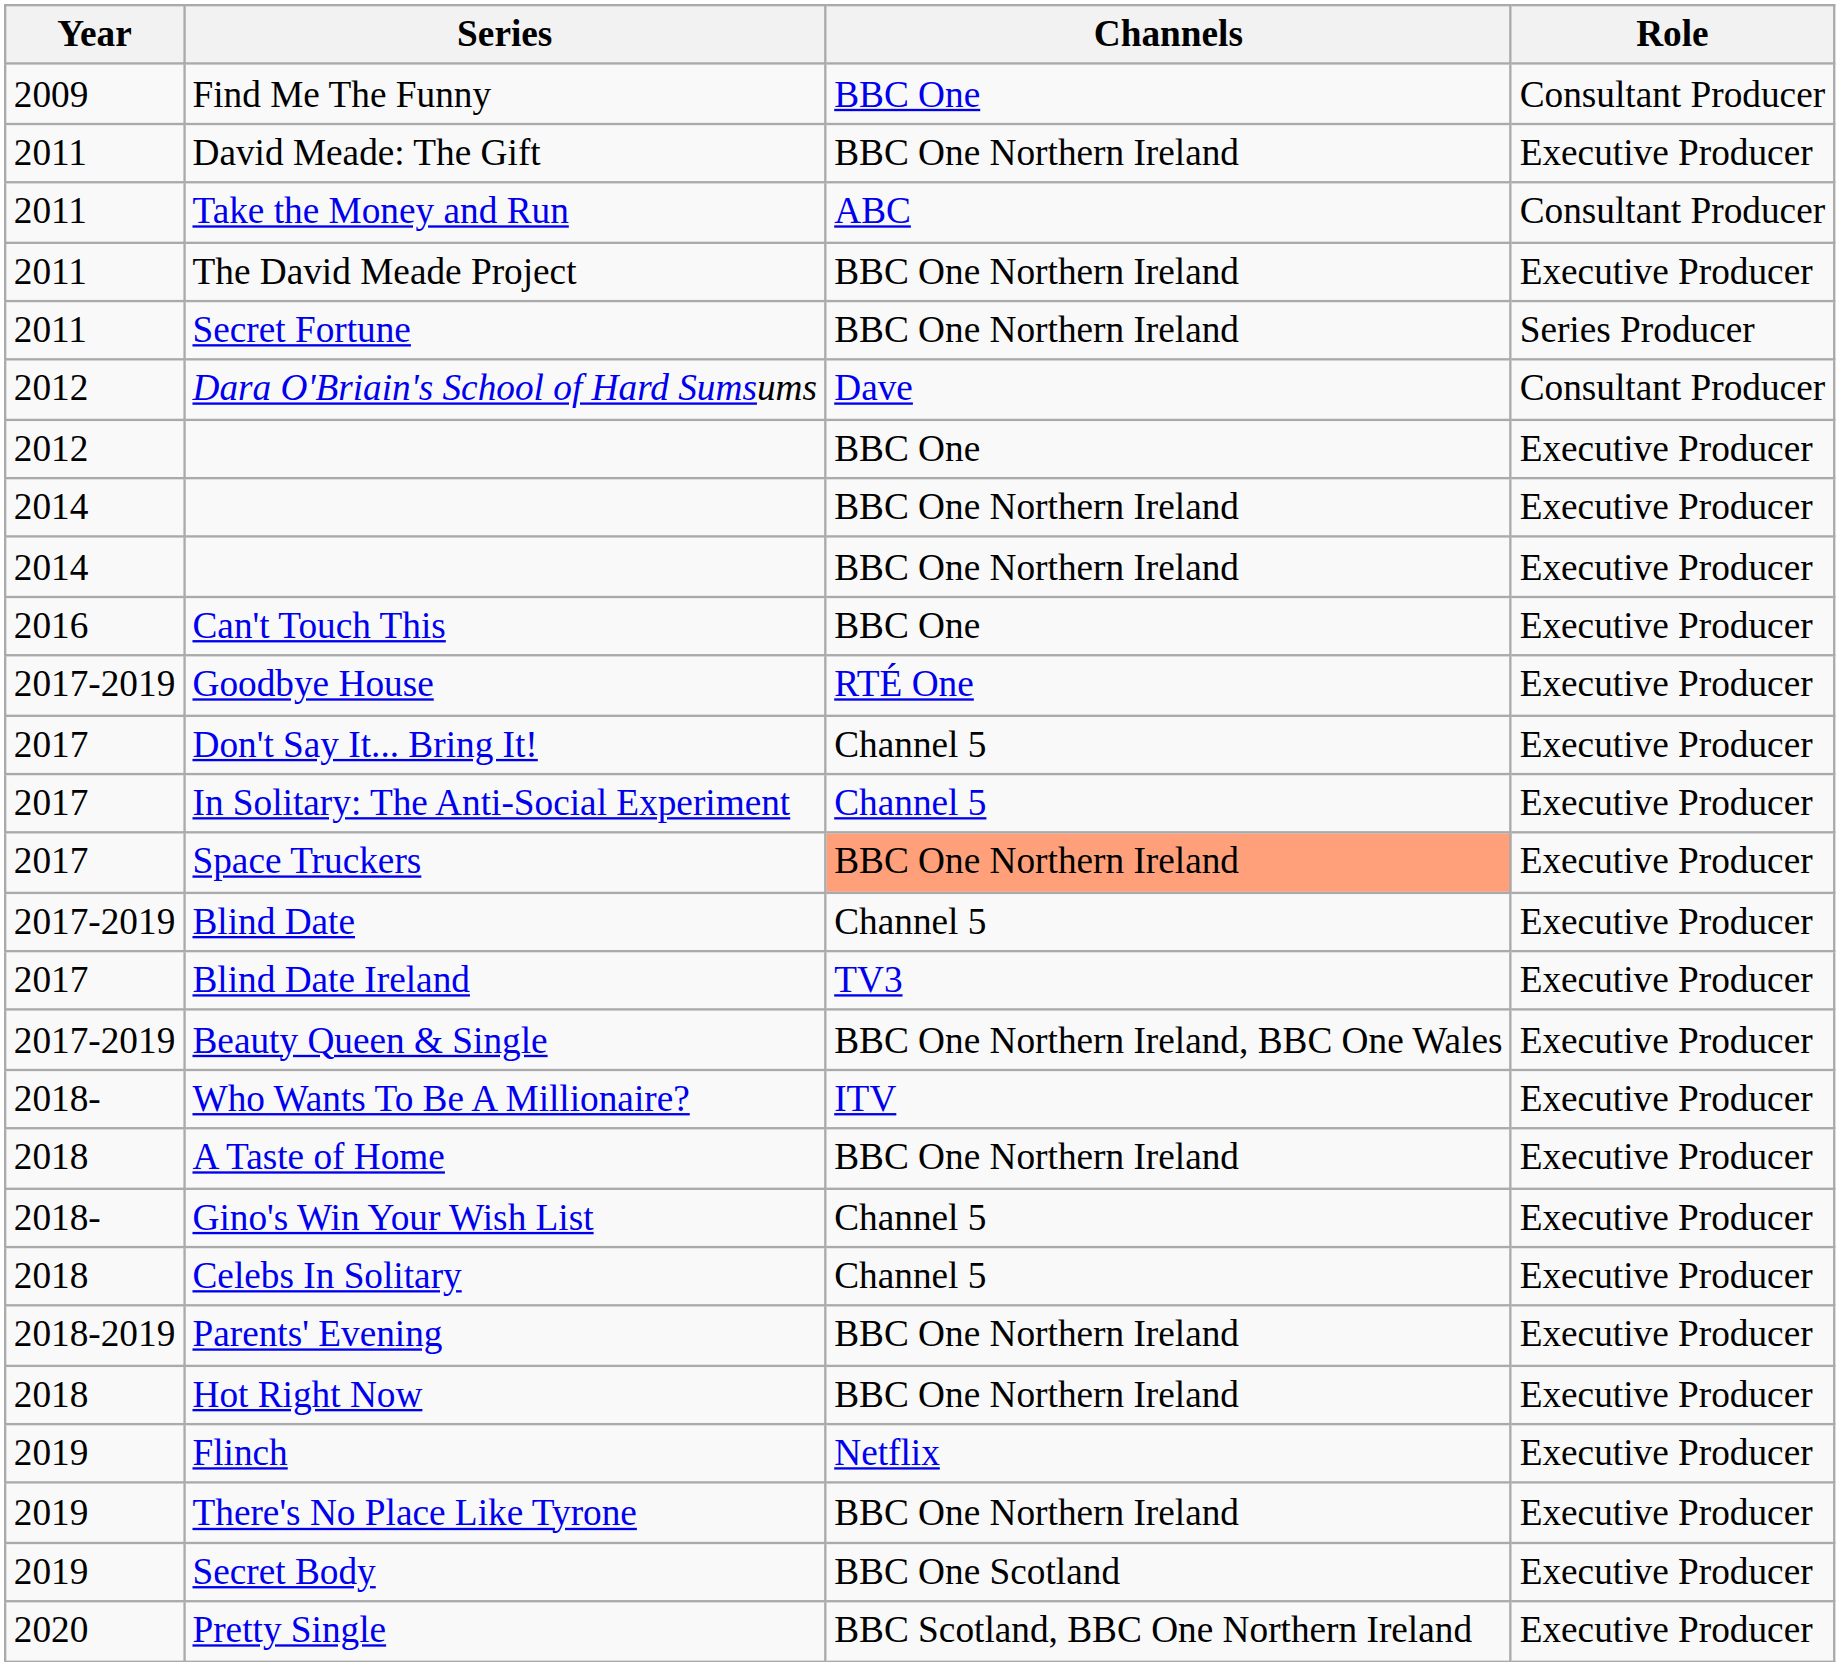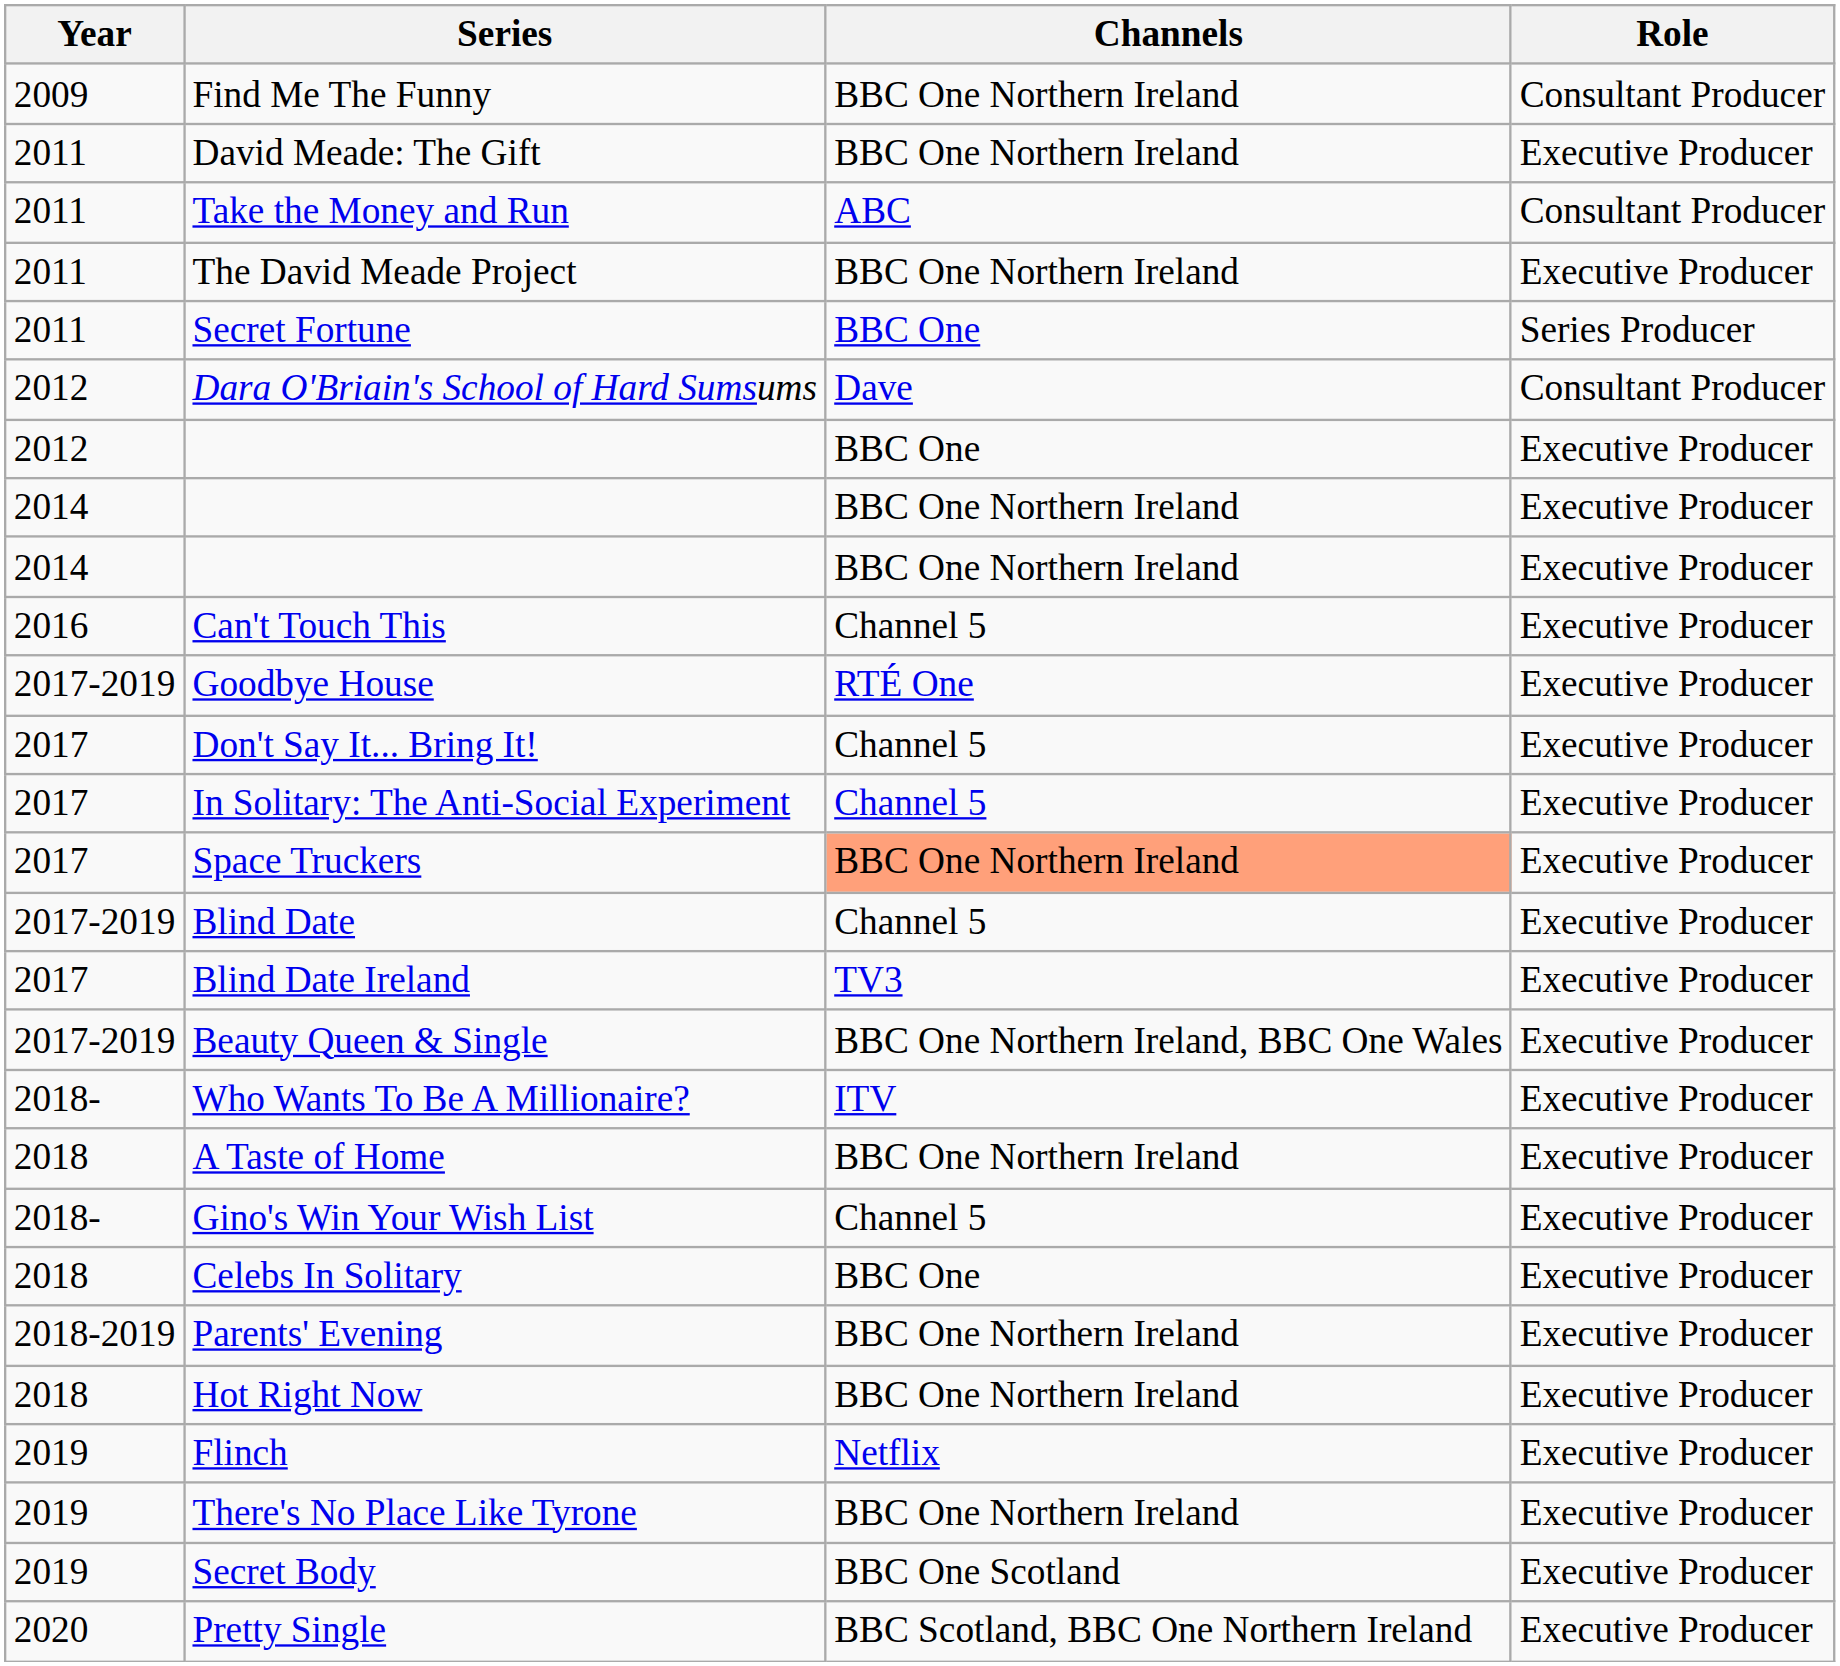(907, 93) BBC One -> (1037, 93) BBC One Northern Ireland
(1037, 329) BBC One Northern Ireland -> (907, 329) BBC One
(907, 625) BBC One -> (910, 625) Channel 5
(910, 1275) Channel 5 -> (907, 1275) BBC One
